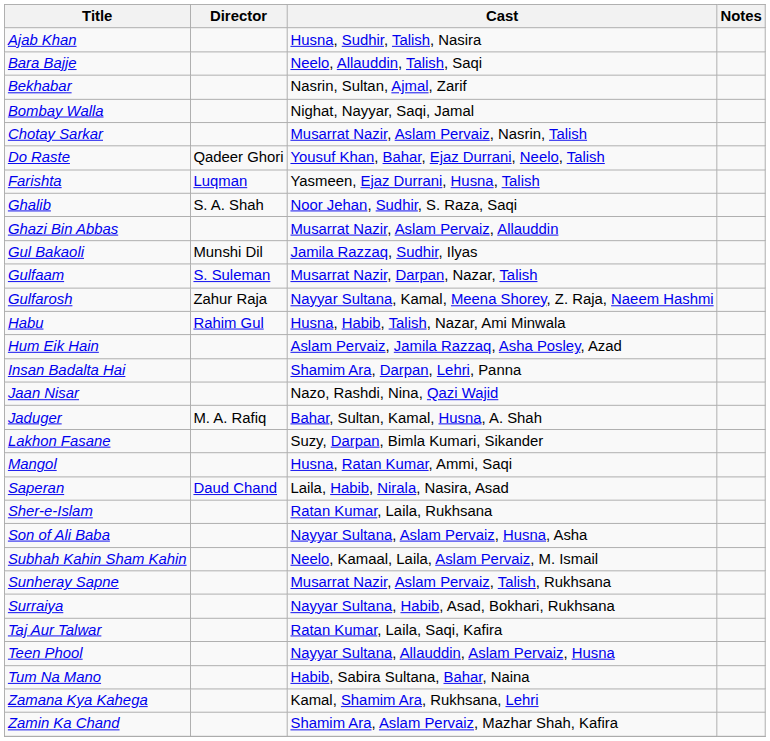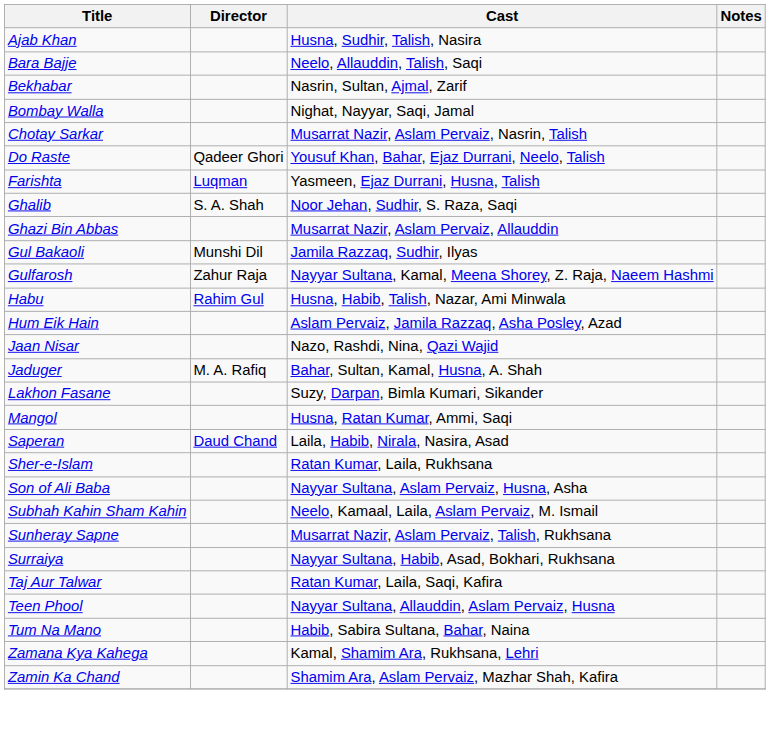- row: (36, 275)
- row: (67, 370)
